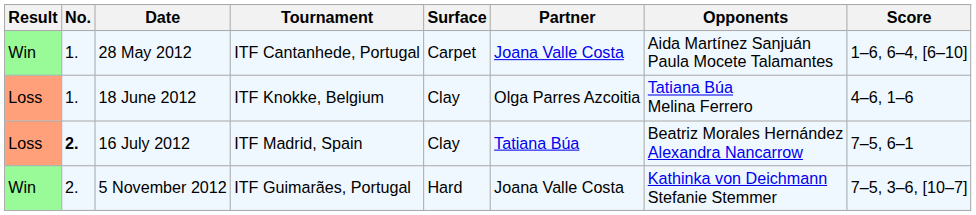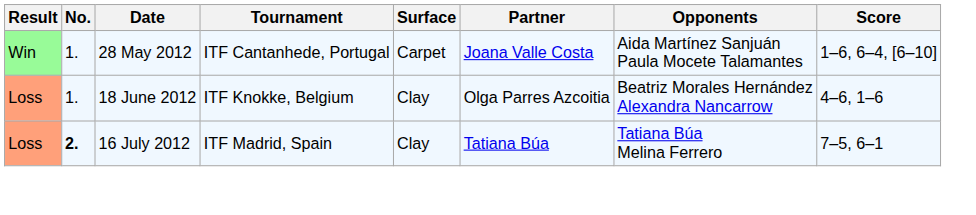(700, 97) Tatiana Búa Melina Ferrero -> (715, 97) Beatriz Morales Hernández Alexandra Nancarrow
(746, 142) Beatriz Morales Hernández Alexandra Nancarrow -> (670, 142) Tatiana Búa Melina Ferrero
- row: (163, 187)
